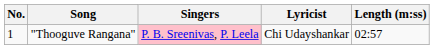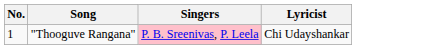- column: (391, 14)
